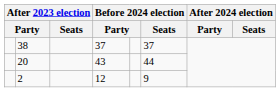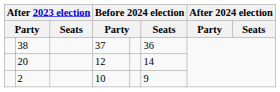(149, 45) 37 -> (149, 45) 36
(100, 62) 43 -> (100, 62) 12
(149, 62) 44 -> (149, 62) 14
(100, 78) 12 -> (100, 78) 10
